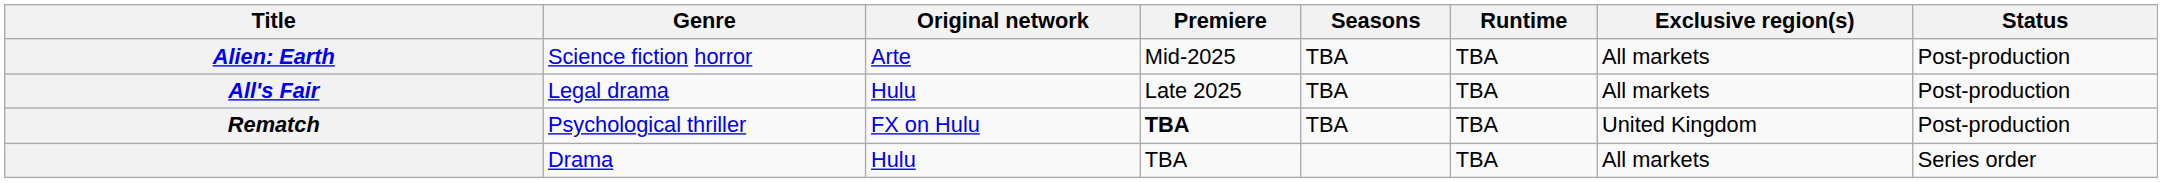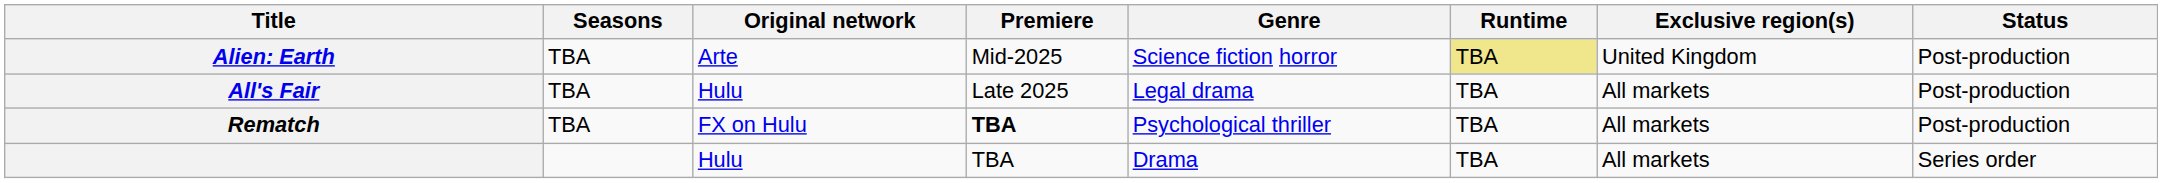columns swapped: (704, 21) <-> (1376, 21)
(1477, 56) no background -> (1477, 56) khaki background
(1656, 56) All markets -> (1679, 56) United Kingdom
(1679, 125) United Kingdom -> (1656, 125) All markets
